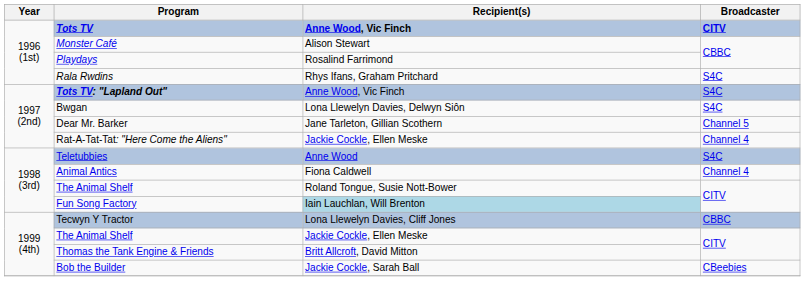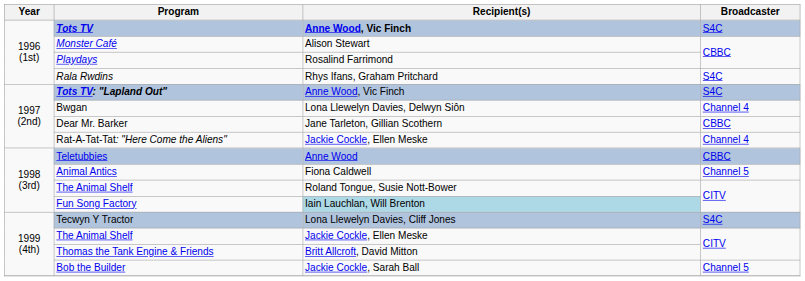(714, 28) CITV -> (713, 28) S4C
(713, 108) S4C -> (726, 108) Channel 4
(726, 124) Channel 5 -> (717, 124) CBBC
(713, 156) S4C -> (717, 156) CBBC
(726, 172) Channel 4 -> (726, 172) Channel 5
(717, 220) CBBC -> (713, 220) S4C
(725, 268) CBeebies -> (726, 268) Channel 5
